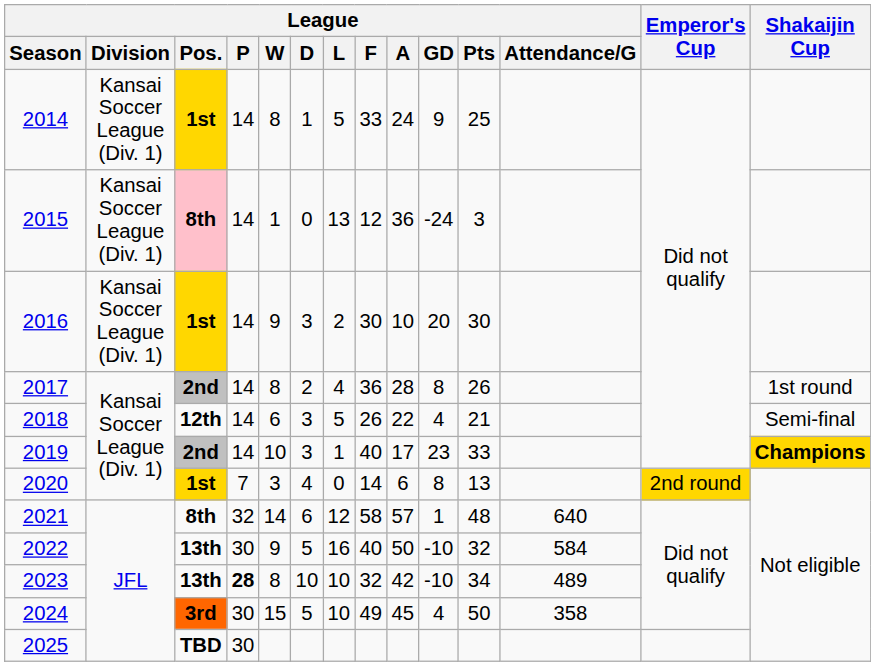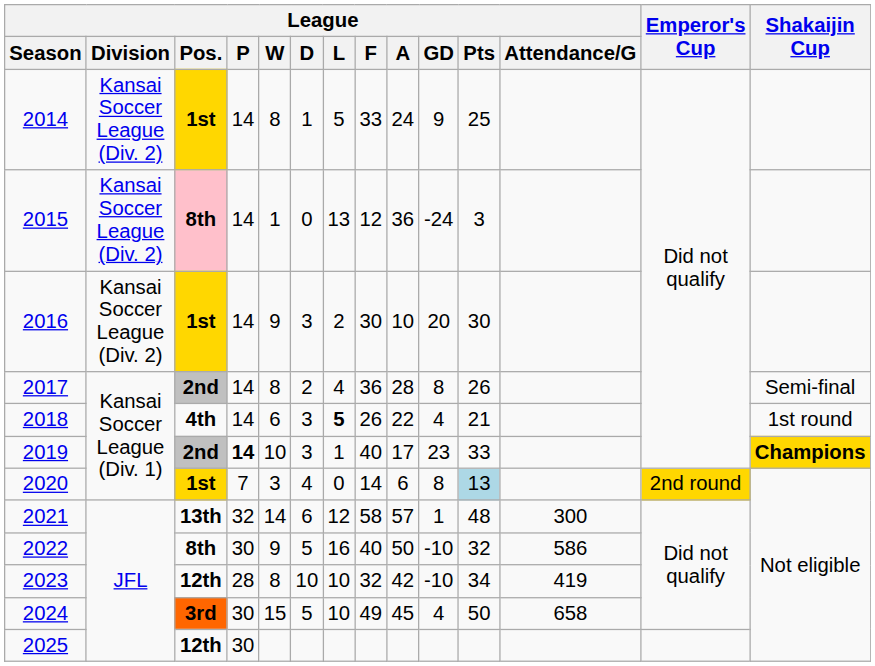(130, 119) Kansai Soccer League (Div. 1) -> (130, 119) Kansai Soccer League (Div. 2)
(130, 220) Kansai Soccer League (Div. 1) -> (130, 220) Kansai Soccer League (Div. 2)
(130, 320) Kansai Soccer League (Div. 1) -> (130, 320) Kansai Soccer League (Div. 2)
(810, 387) 1st round -> (810, 387) Semi-final
(201, 419) 12th -> (201, 419) 4th
(339, 419) normal -> (339, 419) bold
(810, 419) Semi-final -> (810, 419) 1st round
(243, 451) normal -> (243, 451) bold
(479, 484) no background -> (479, 484) lightblue background
(201, 516) 8th -> (201, 516) 13th
(570, 516) 640 -> (570, 516) 300
(201, 548) 13th -> (201, 548) 8th
(570, 548) 584 -> (570, 548) 586
(201, 580) 13th -> (201, 580) 12th
(243, 580) bold -> (243, 580) normal
(570, 580) 489 -> (570, 580) 419
(570, 613) 358 -> (570, 613) 658
(201, 645) TBD -> (201, 645) 12th
